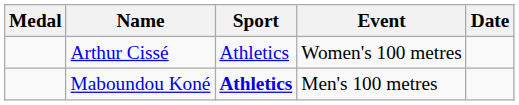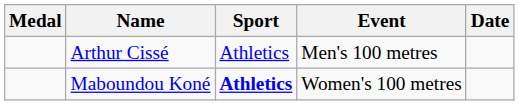(381, 52) Women's 100 metres -> (369, 52) Men's 100 metres
(369, 84) Men's 100 metres -> (381, 84) Women's 100 metres
